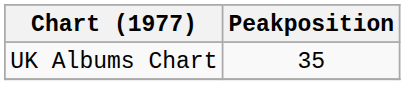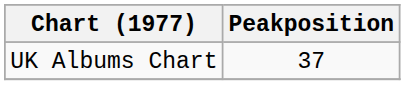(311, 61) 35 -> (311, 61) 37
